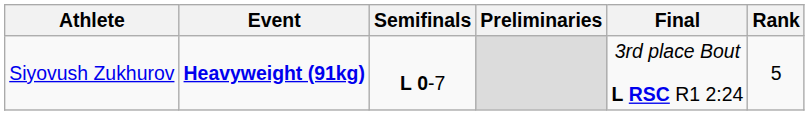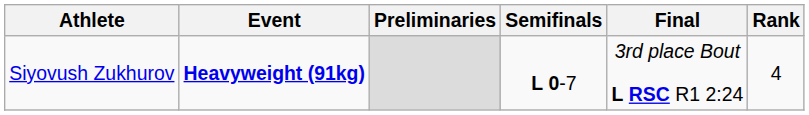columns swapped: (541, 20) <-> (423, 20)
(776, 73) 5 -> (776, 73) 4
